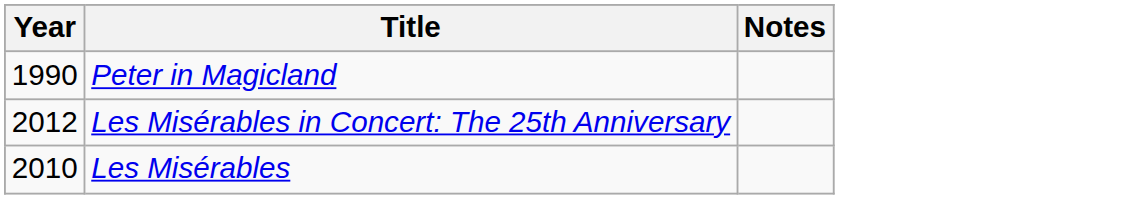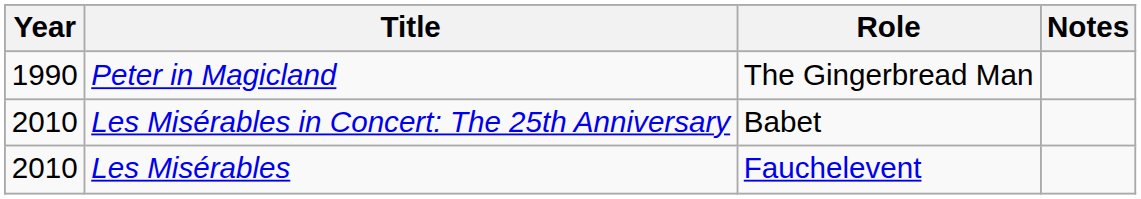+ column: (889, 27)
(45, 121) 2012 -> (45, 121) 2010
